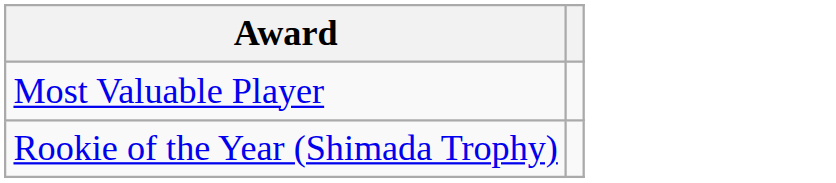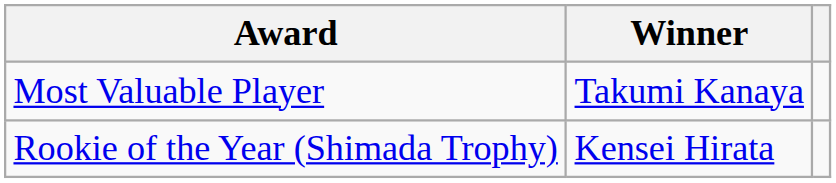+ column: (689, 33)
